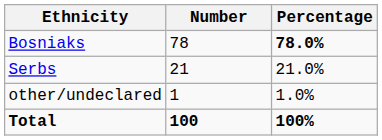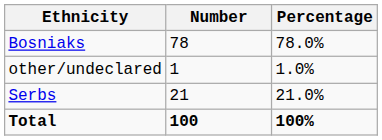(300, 44) bold -> (300, 44) normal
rows swapped: (32, 70) <-> (85, 96)
